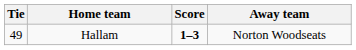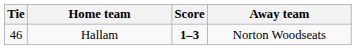(16, 34) 49 -> (16, 34) 46
